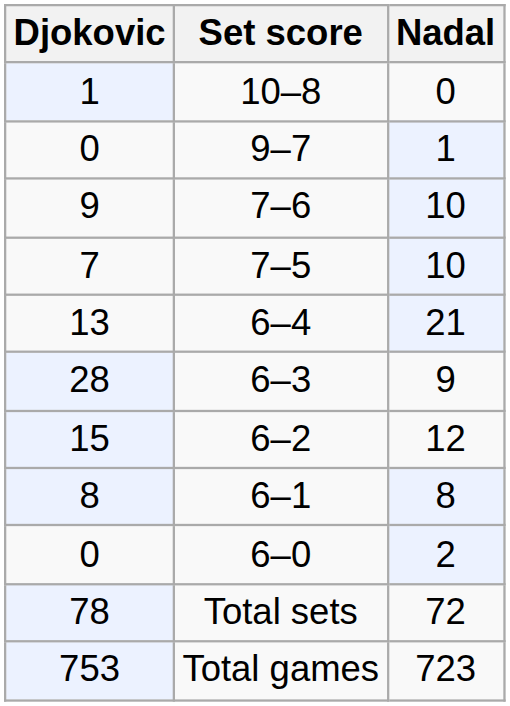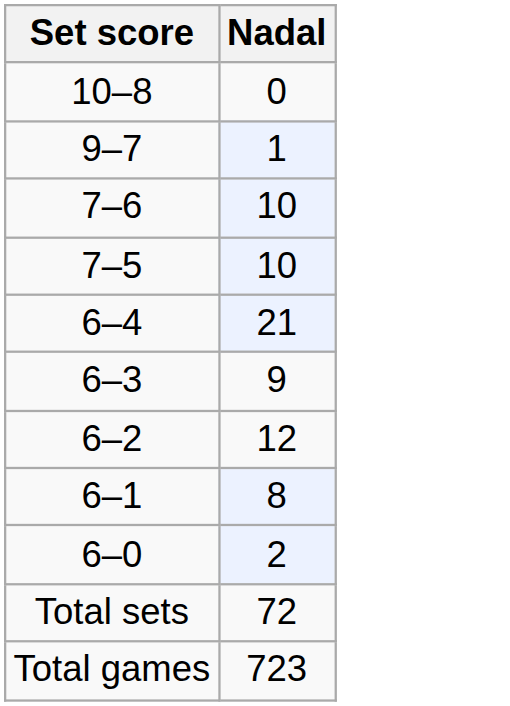- column: (90, 33)
